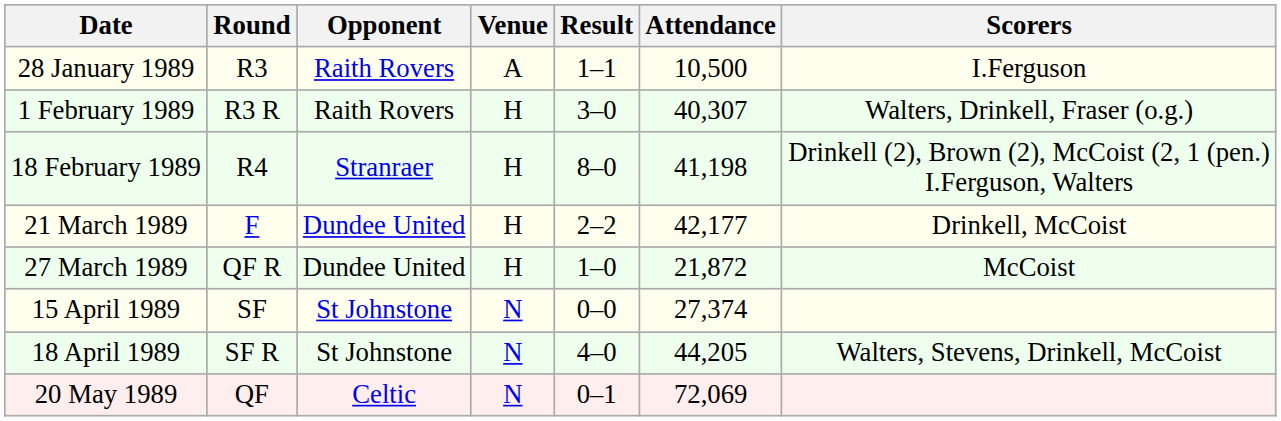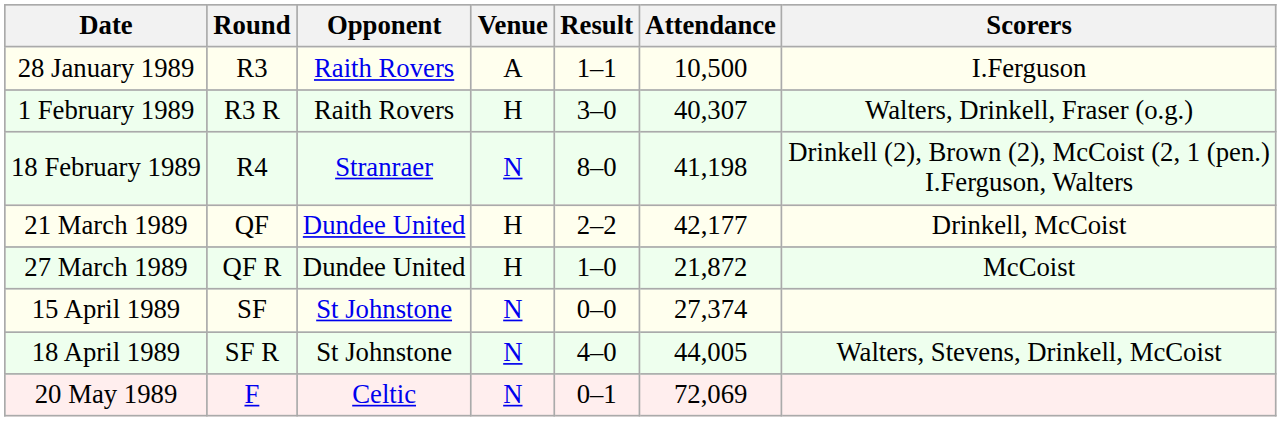(513, 167) H -> (513, 167) N
(252, 225) F -> (252, 225) QF
(711, 352) 44,205 -> (711, 352) 44,005
(252, 394) QF -> (252, 394) F
